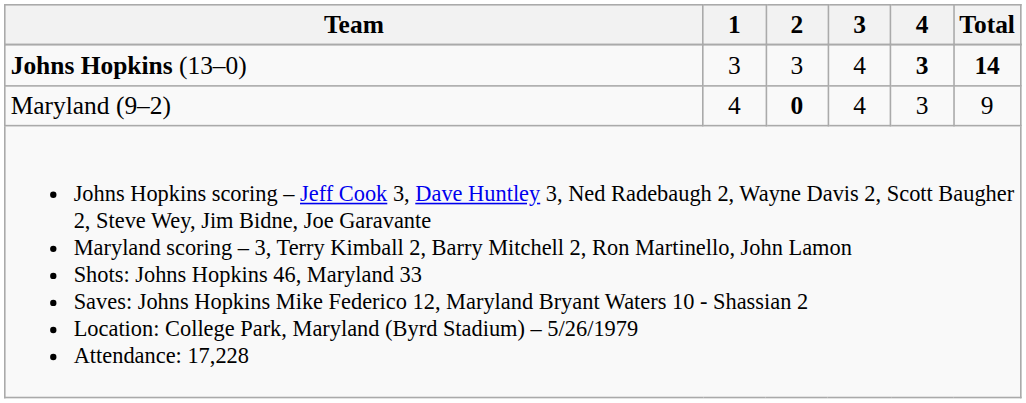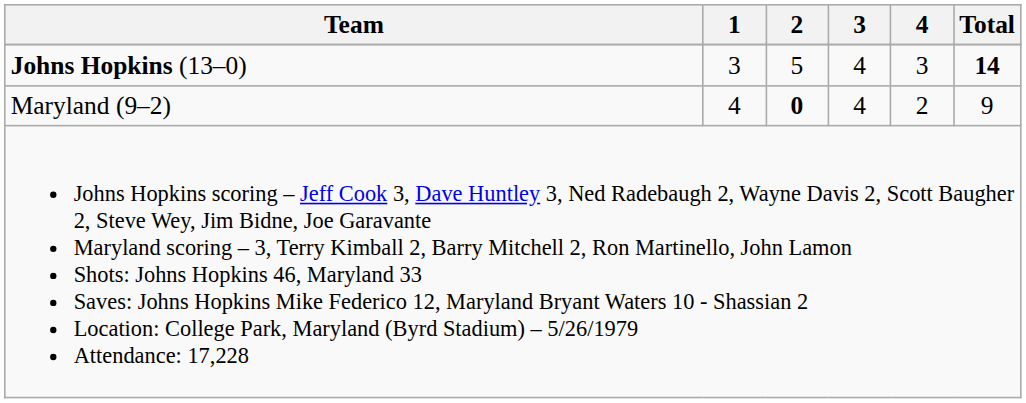(797, 65) 3 -> (797, 65) 5
(922, 65) bold -> (922, 65) normal
(922, 105) 3 -> (922, 105) 2
